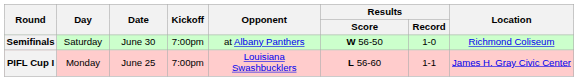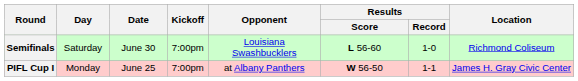(264, 42) at Albany Panthers -> (264, 47) Louisiana Swashbucklers
(365, 42) W 56-50 -> (365, 47) L 56-60
(264, 63) Louisiana Swashbucklers -> (264, 68) at Albany Panthers
(365, 63) L 56-60 -> (365, 68) W 56-50
